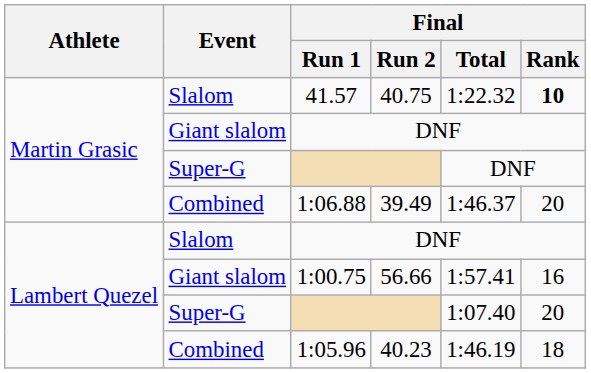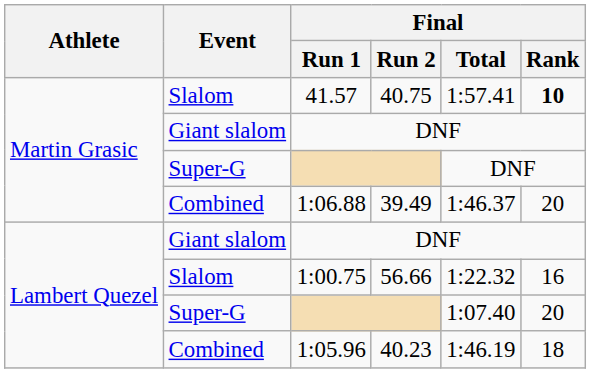(481, 95) 1:22.32 -> (481, 95) 1:57.41
(201, 240) Slalom -> (227, 240) Giant slalom
(227, 276) Giant slalom -> (201, 276) Slalom
(481, 276) 1:57.41 -> (481, 276) 1:22.32
